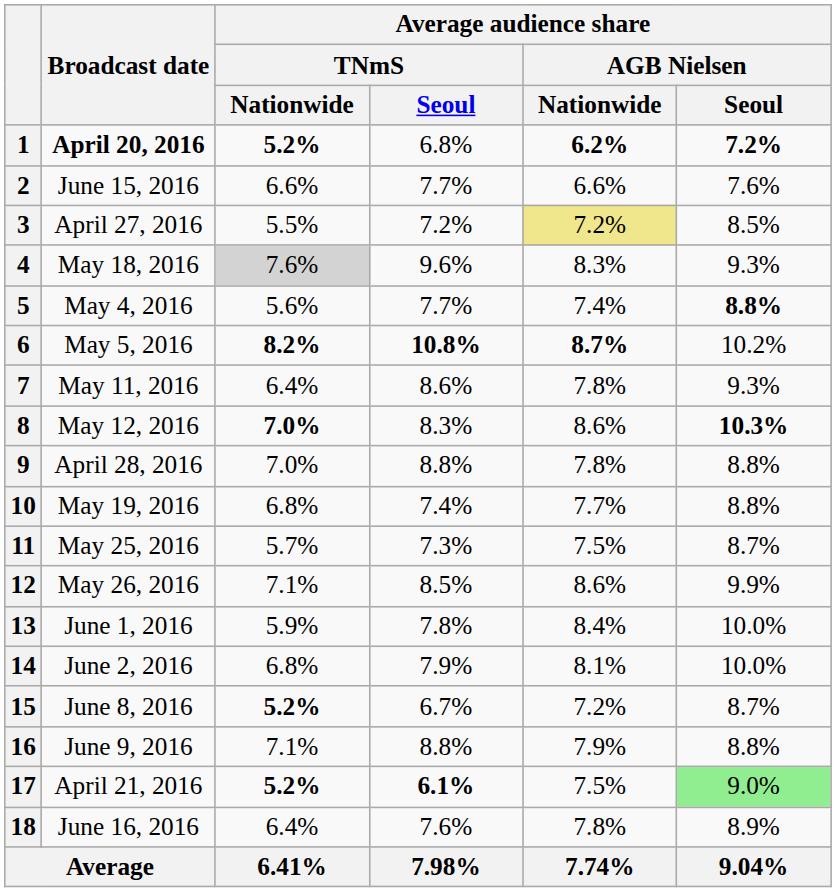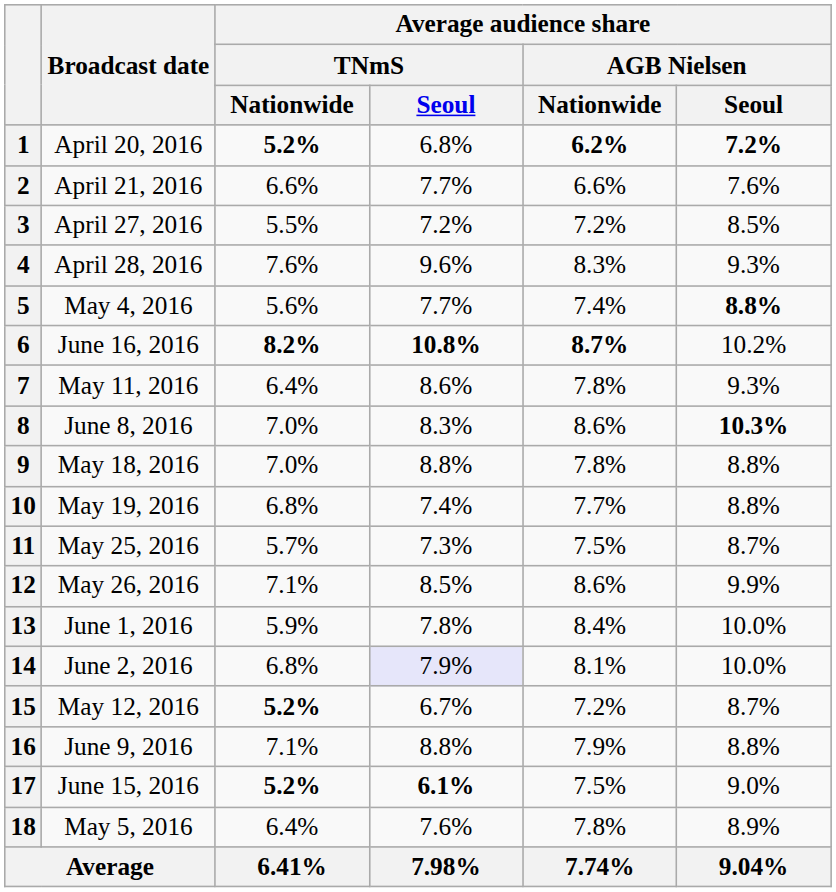(128, 144) bold -> (128, 144) normal
(128, 184) June 15, 2016 -> (128, 184) April 21, 2016
(600, 225) khaki background -> (600, 225) no background
(128, 265) May 18, 2016 -> (128, 265) April 28, 2016
(292, 265) lightgrey background -> (292, 265) no background
(128, 345) May 5, 2016 -> (128, 345) June 16, 2016
(128, 425) May 12, 2016 -> (128, 425) June 8, 2016
(292, 425) bold -> (292, 425) normal
(128, 465) April 28, 2016 -> (128, 465) May 18, 2016
(446, 666) no background -> (446, 666) lavender background
(128, 706) June 8, 2016 -> (128, 706) May 12, 2016
(128, 786) April 21, 2016 -> (128, 786) June 15, 2016
(754, 786) lightgreen background -> (754, 786) no background
(128, 826) June 16, 2016 -> (128, 826) May 5, 2016
